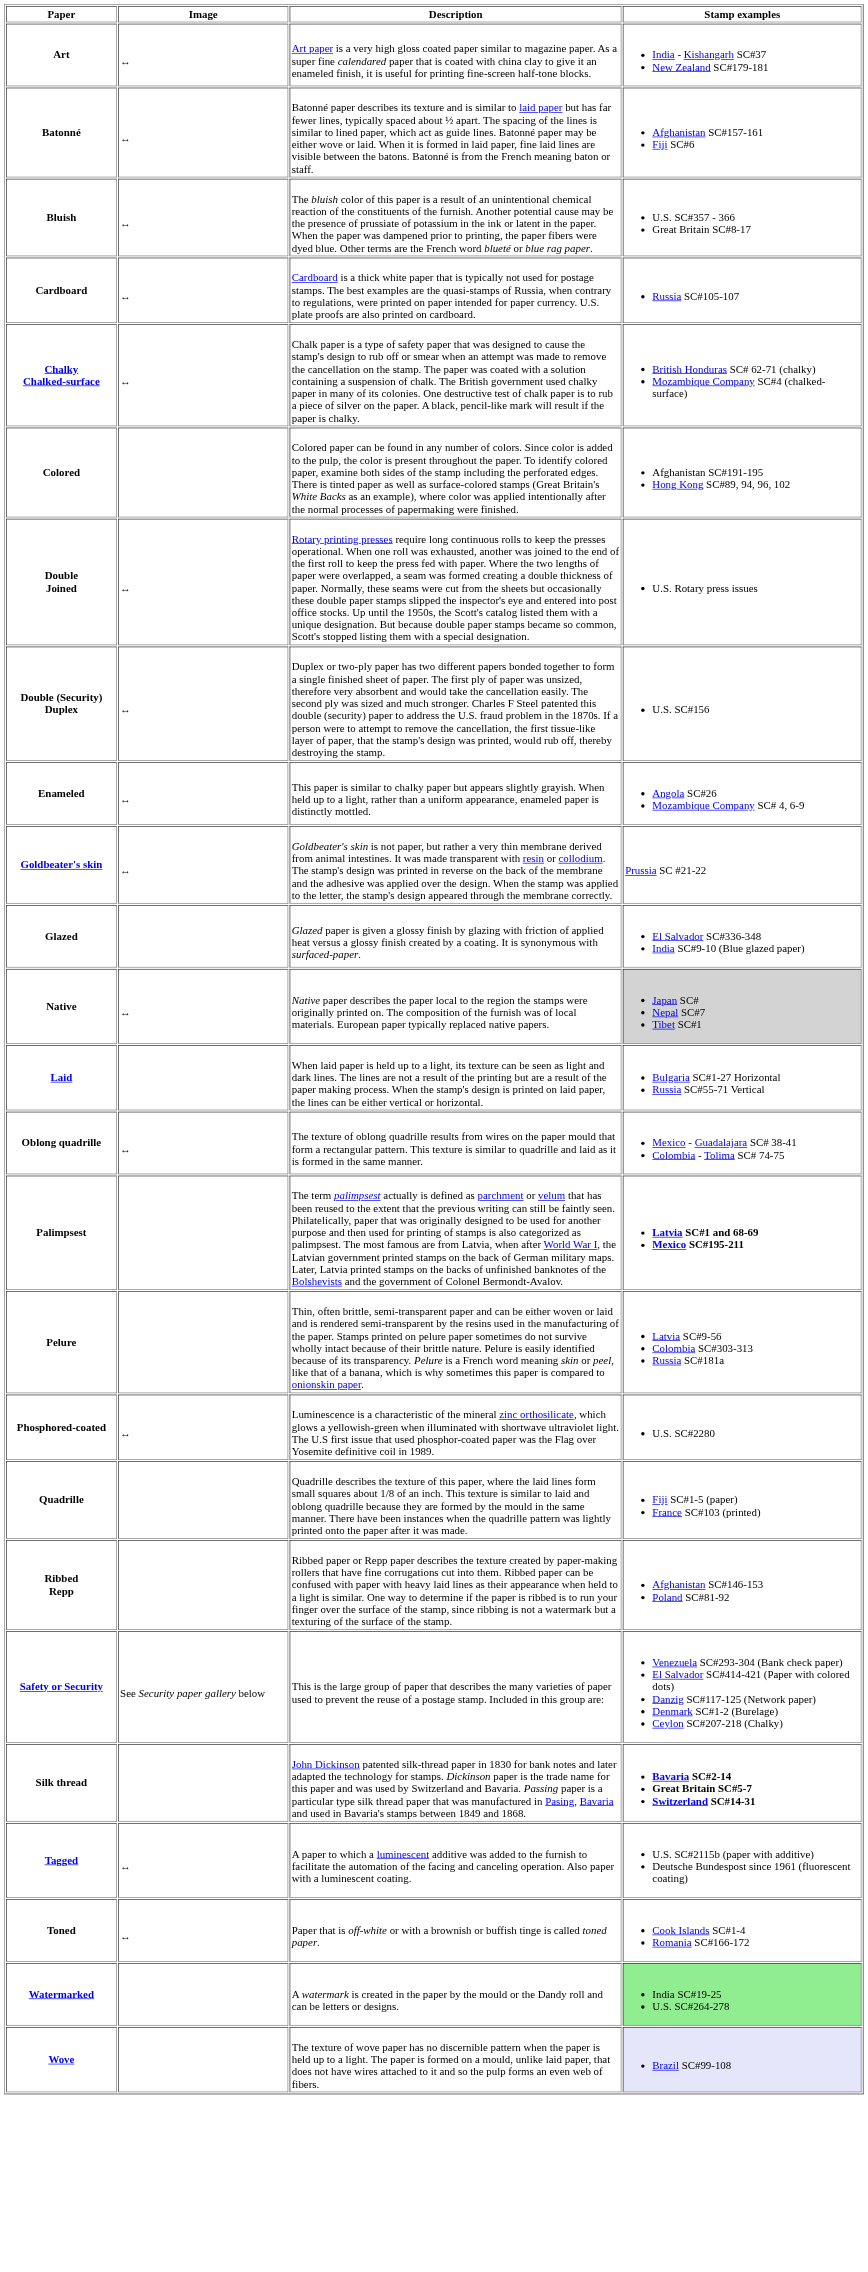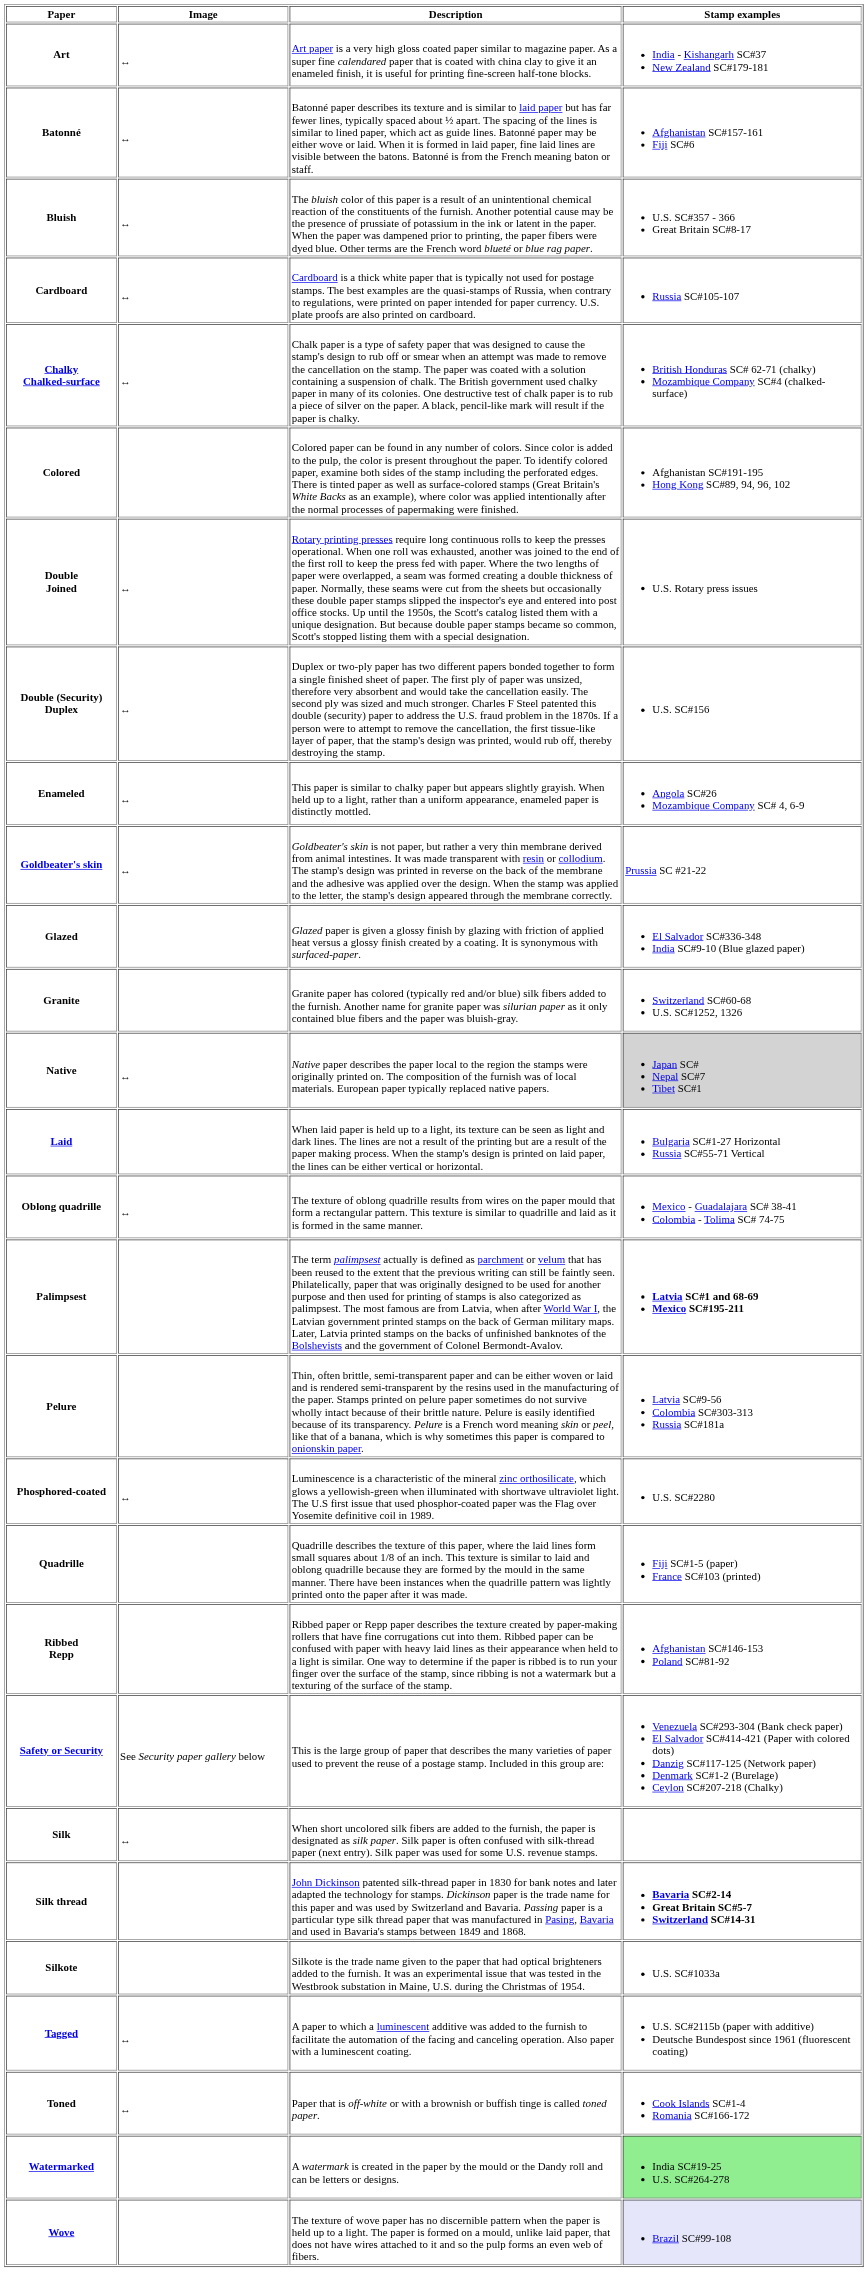+ row: (61, 1000)
+ row: (61, 1834)
+ row: (61, 1968)
